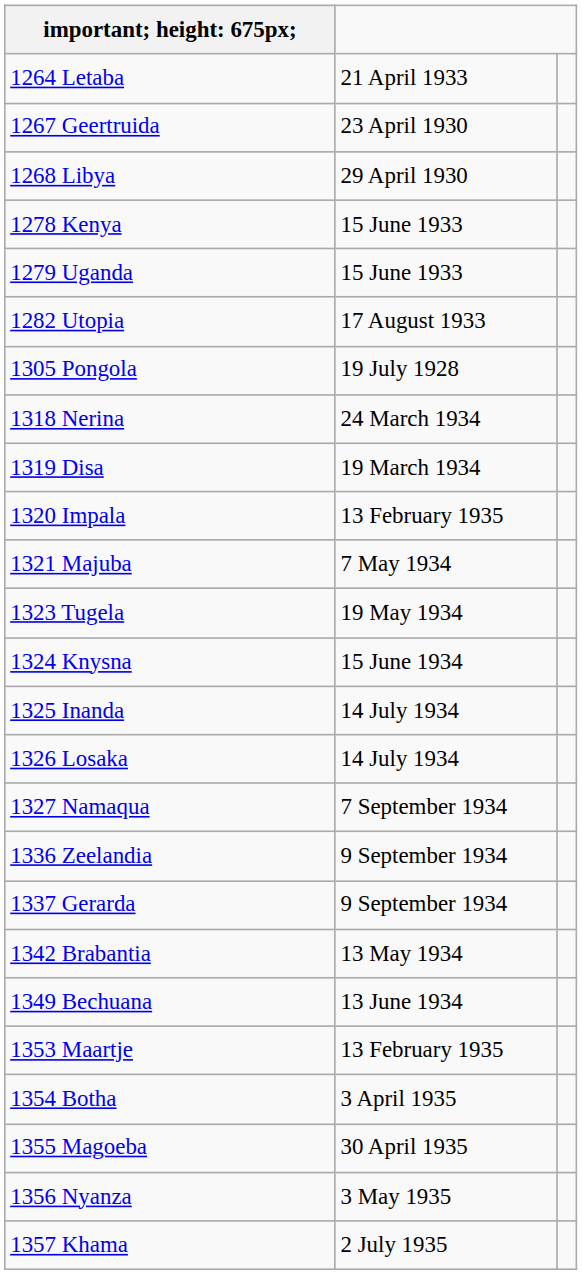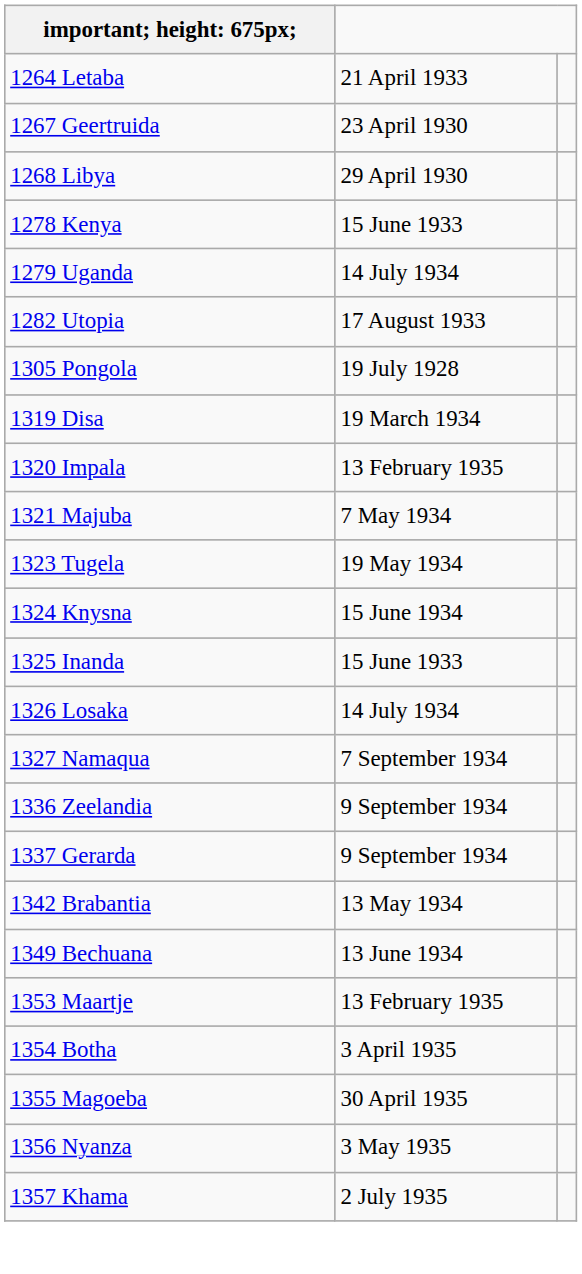(402, 272) 15 June 1933 -> (400, 272) 14 July 1934
- row: (67, 418)
(400, 709) 14 July 1934 -> (402, 661) 15 June 1933
